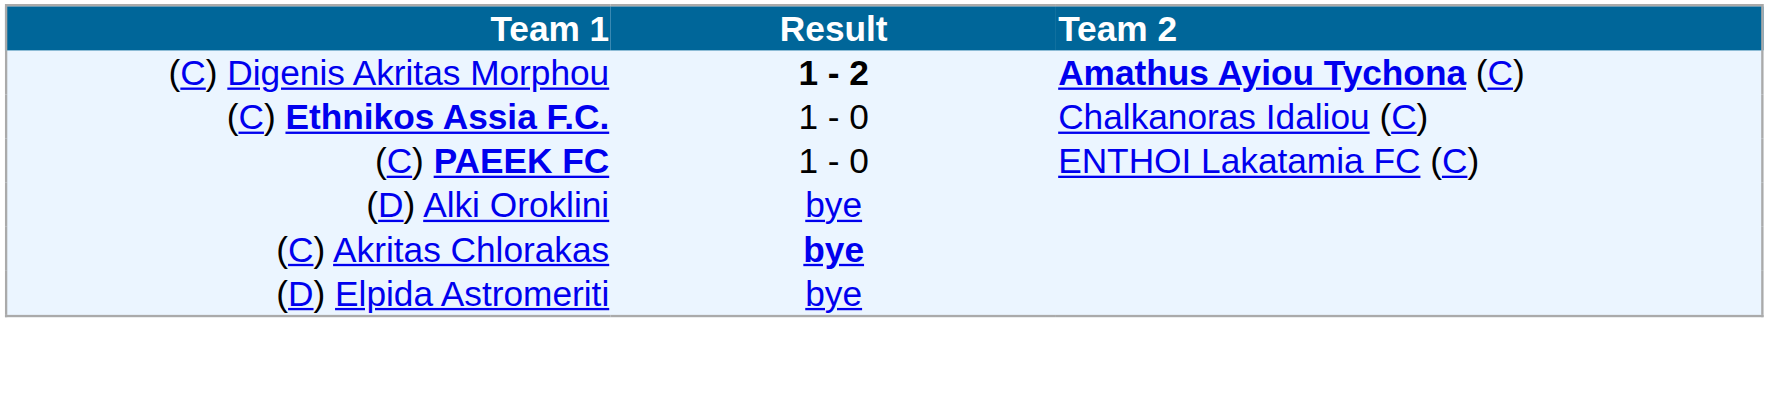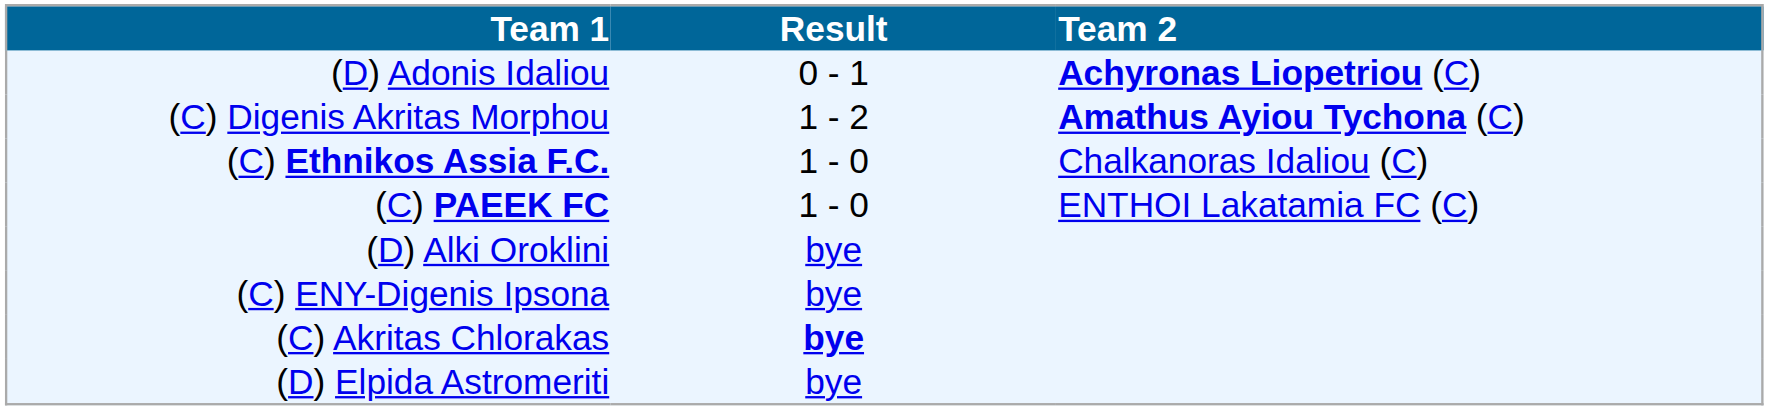+ row: (470, 73)
(834, 73) bold -> (834, 117) normal
+ row: (423, 293)
